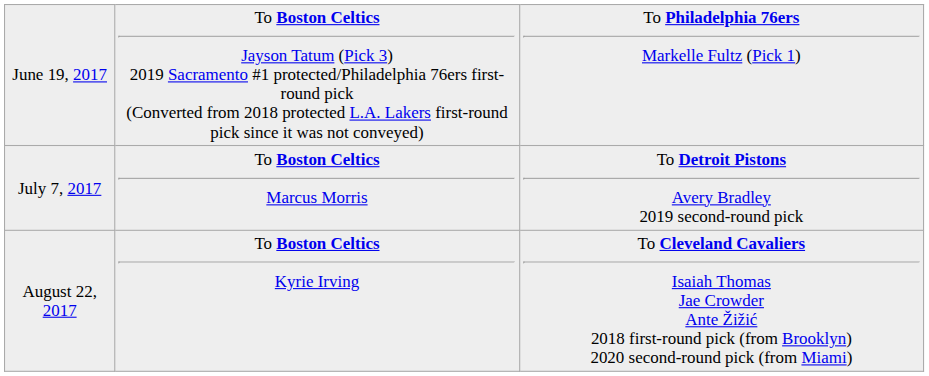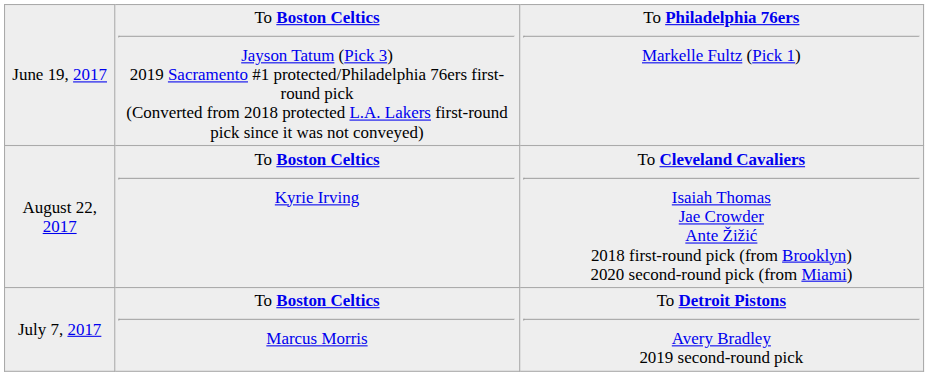rows swapped: (60, 187) <-> (60, 300)
